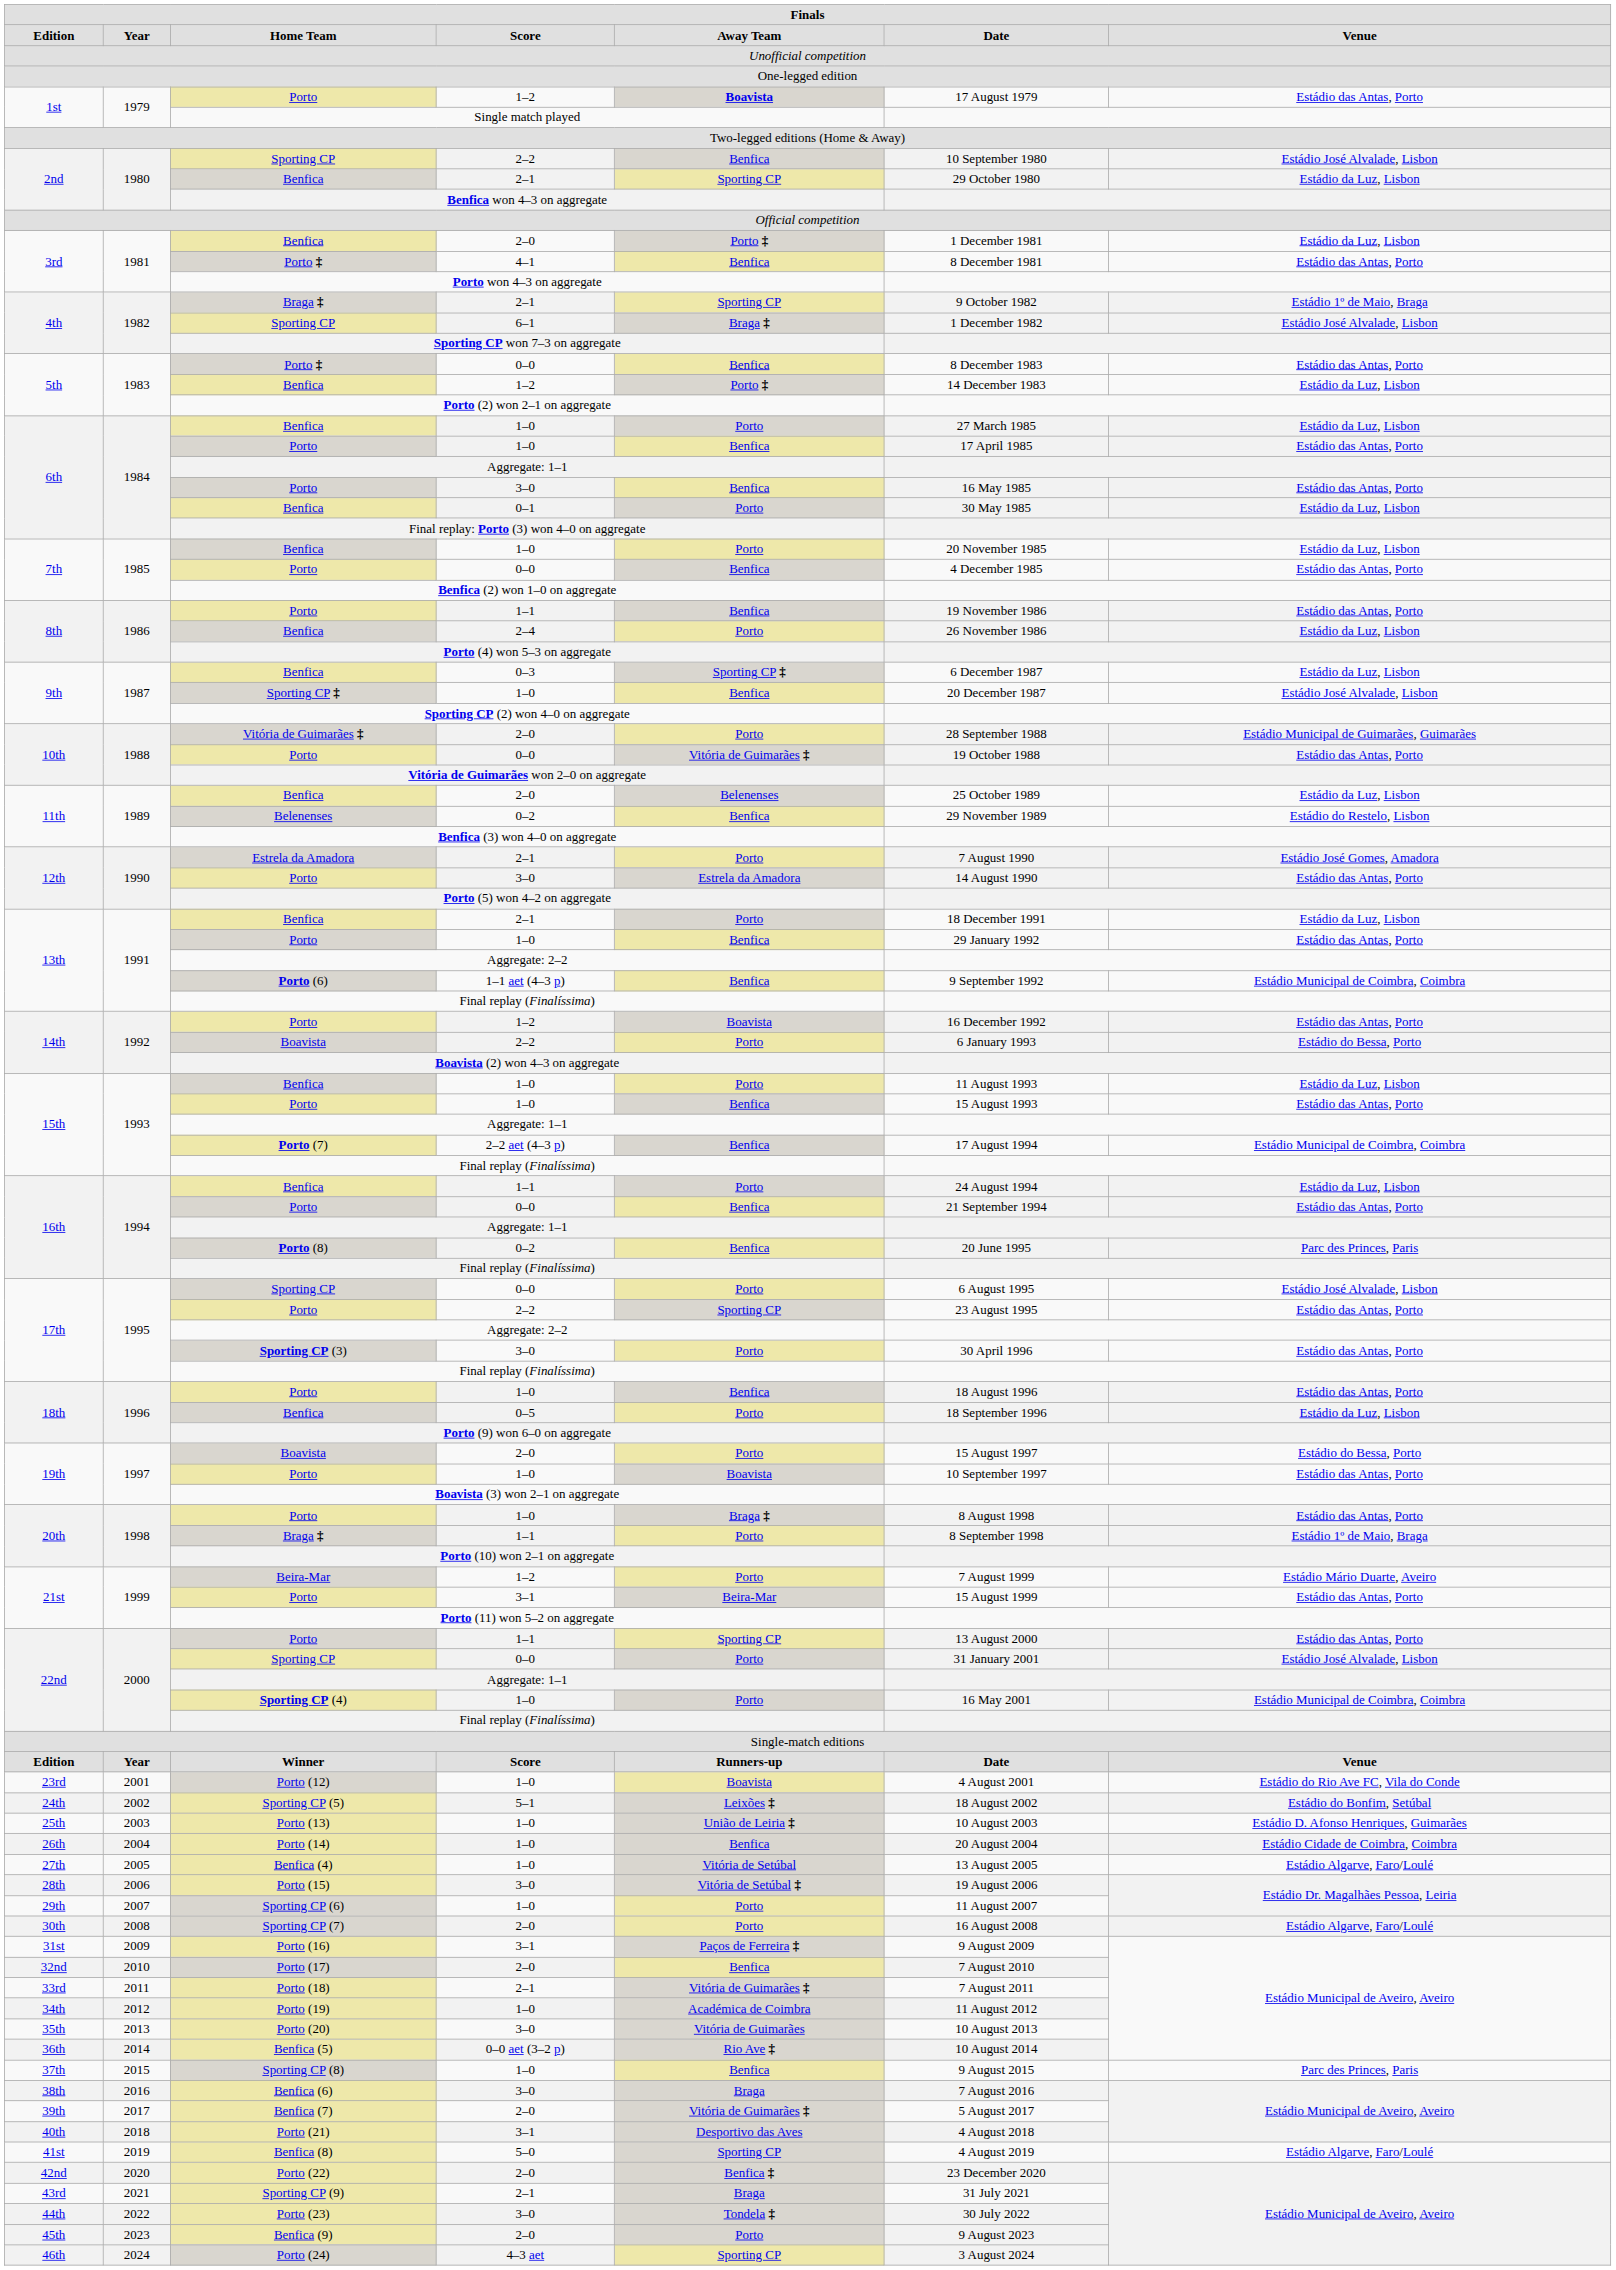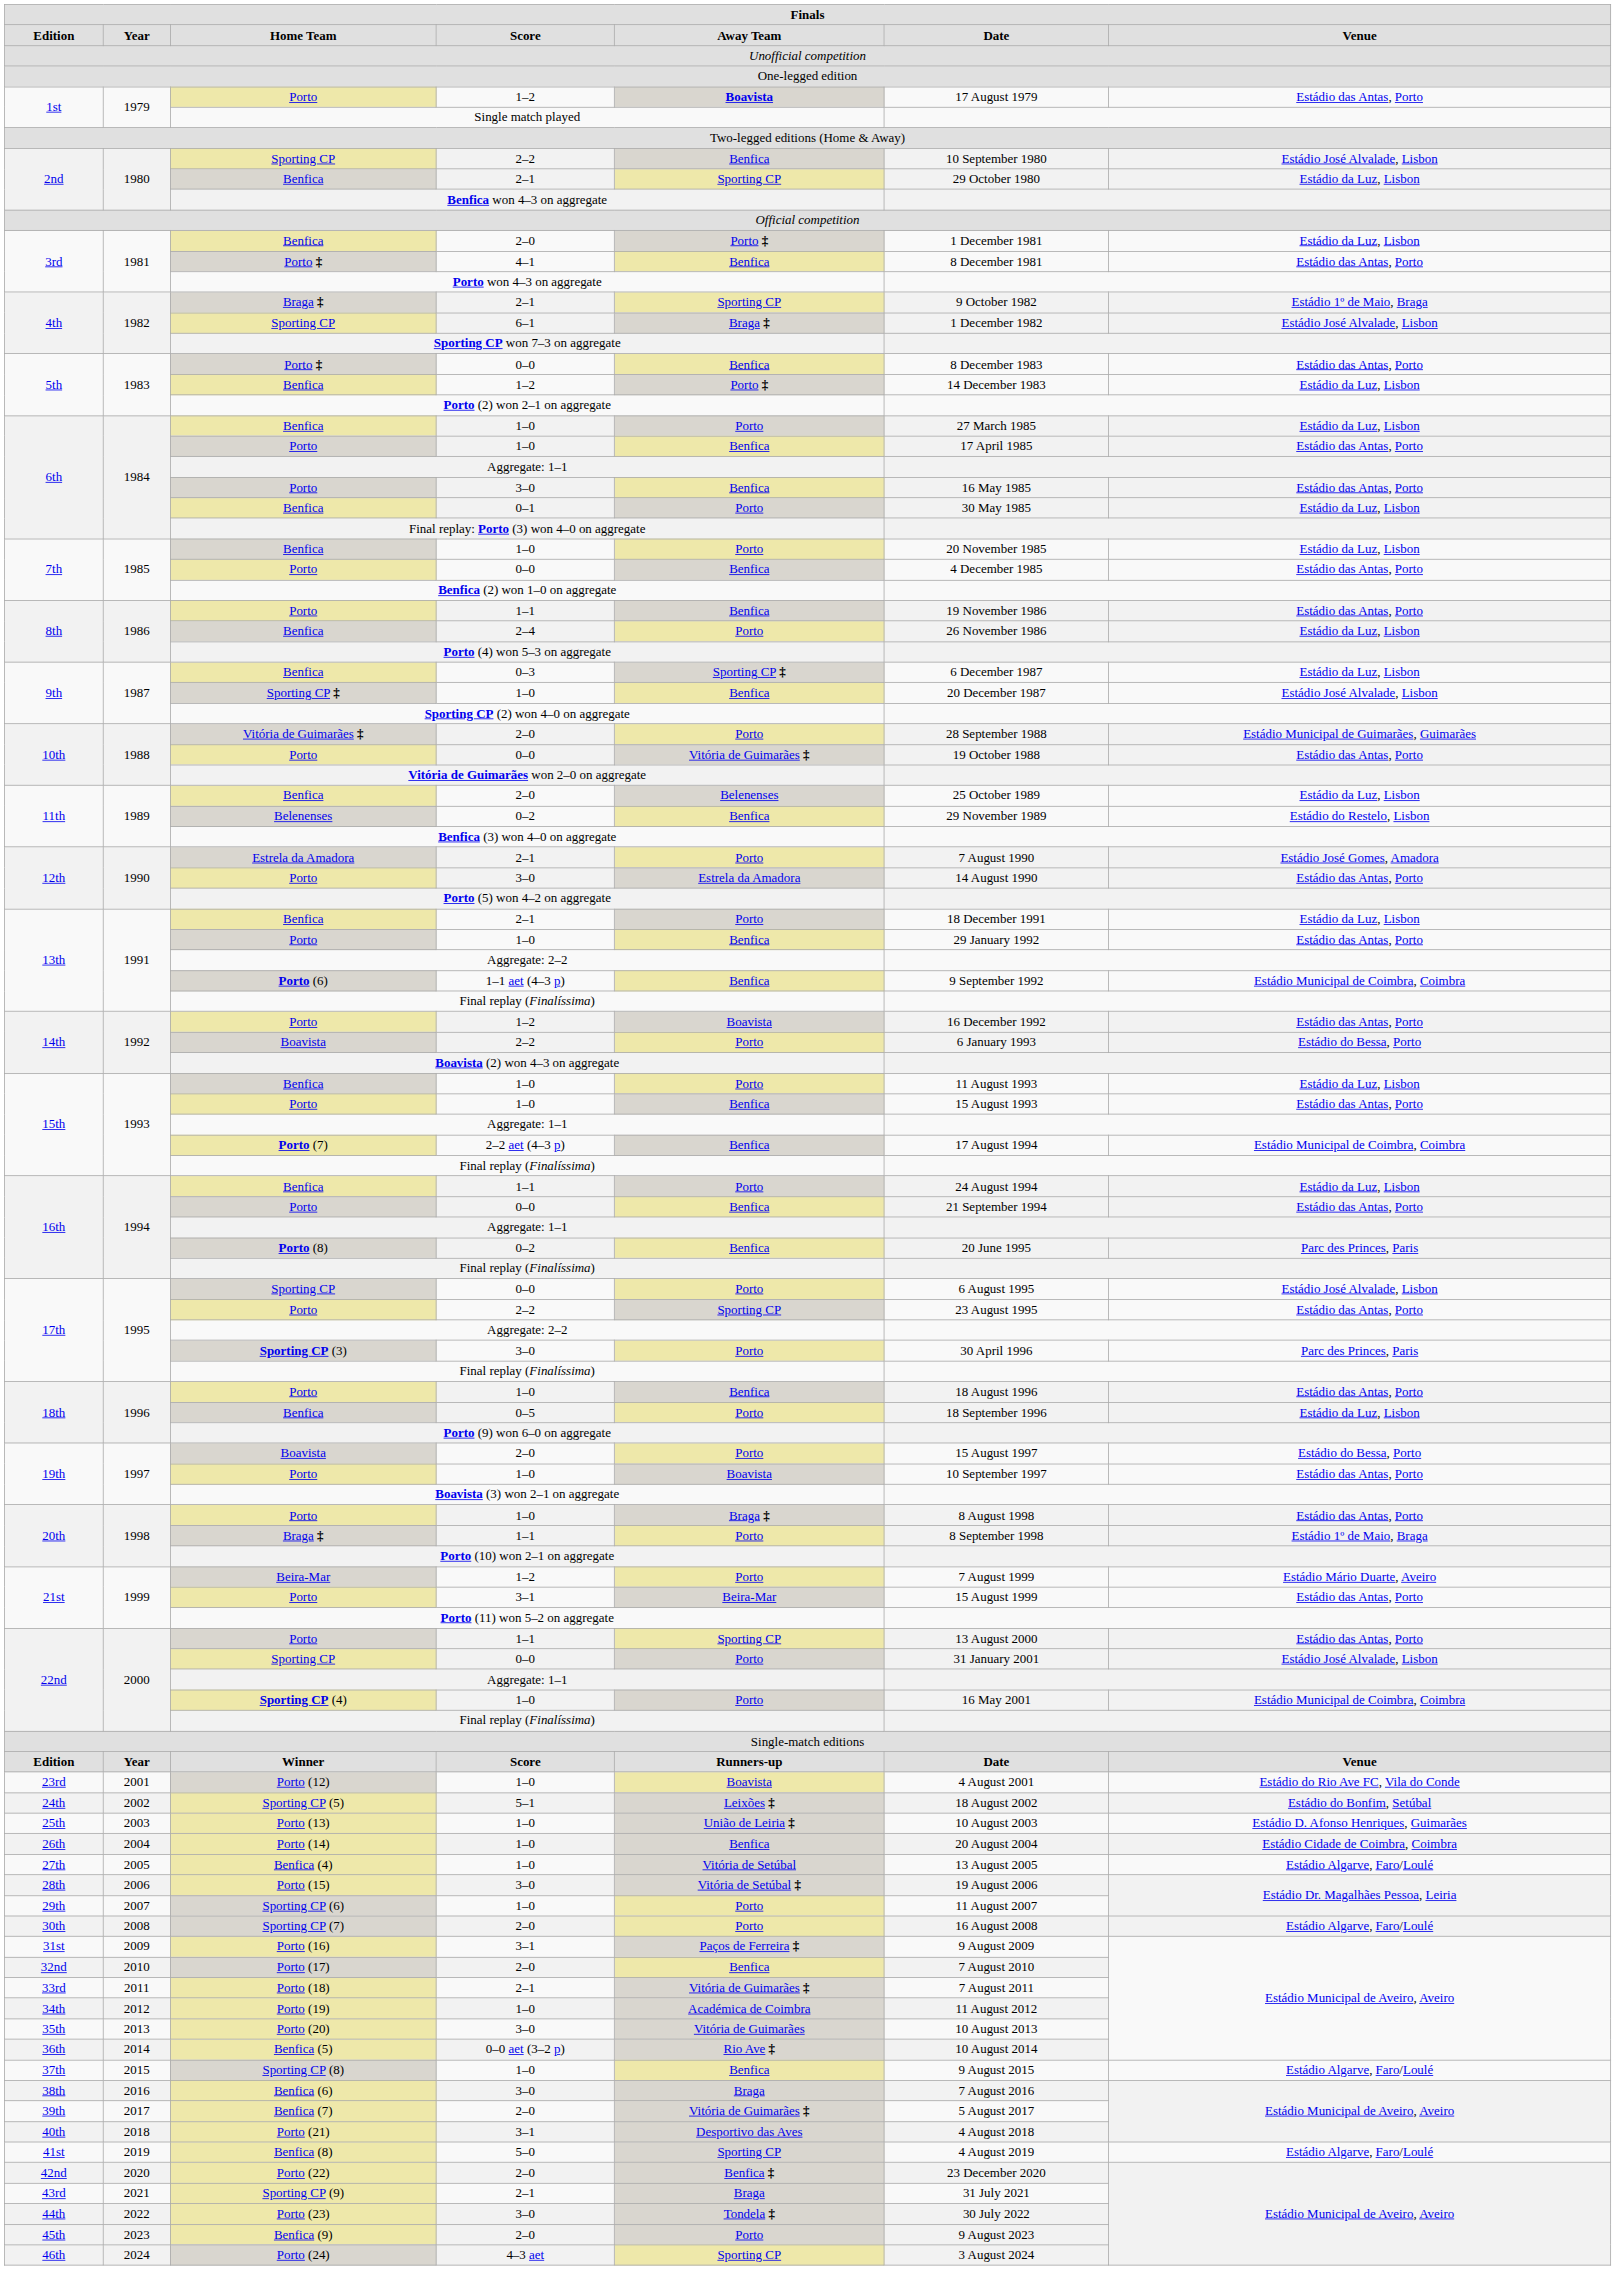(1360, 1350) Estádio das Antas, Porto -> (1360, 1350) Parc des Princes, Paris
(1360, 2070) Parc des Princes, Paris -> (1360, 2070) Estádio Algarve, Faro/Loulé
